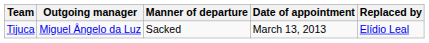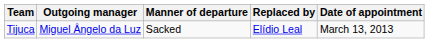columns swapped: (391, 12) <-> (304, 12)
